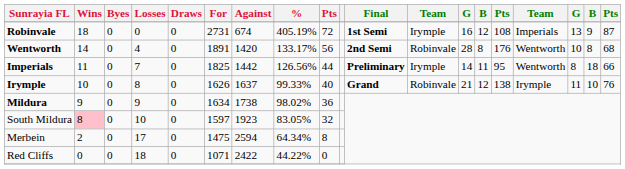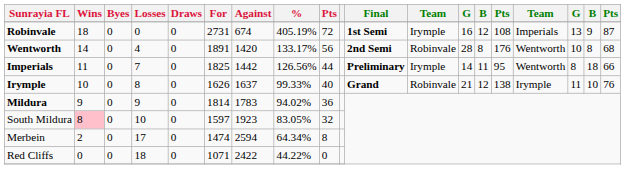(218, 102) 1634 -> (218, 102) 1814
(246, 102) 1738 -> (246, 102) 1783
(294, 102) 98.02% -> (294, 102) 94.02%
(218, 137) 1475 -> (218, 137) 1474
